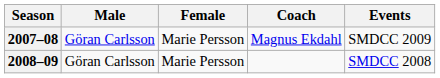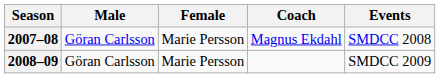(390, 38) SMDCC 2009 -> (390, 38) SMDCC 2008
(390, 61) SMDCC 2008 -> (390, 61) SMDCC 2009
